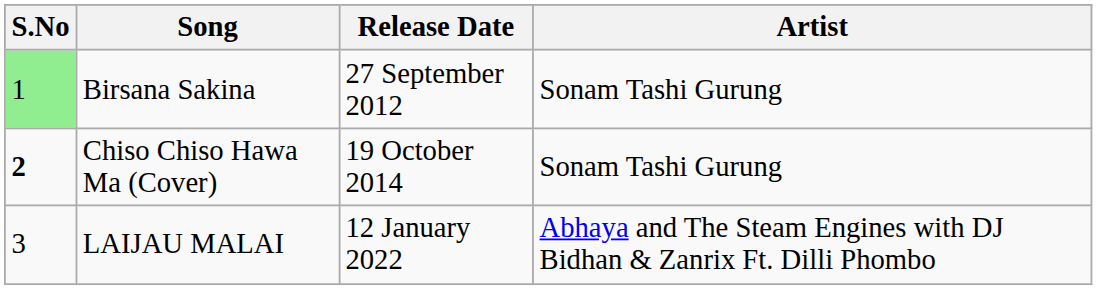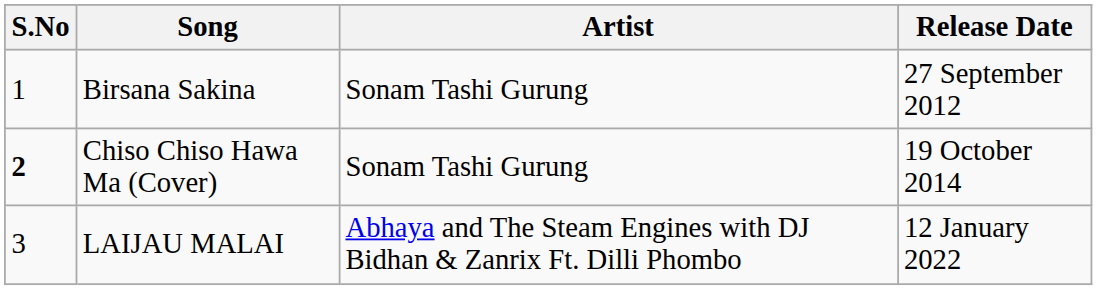columns swapped: (812, 27) <-> (436, 27)
(19, 88) lightgreen background -> (19, 88) no background
